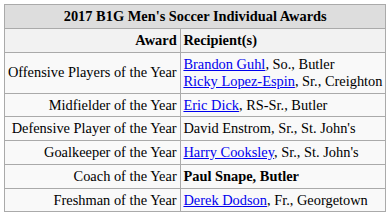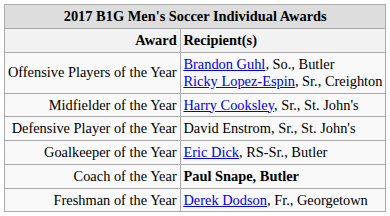(255, 105) Eric Dick, RS-Sr., Butler -> (271, 105) Harry Cooksley, Sr., St. John's
(271, 152) Harry Cooksley, Sr., St. John's -> (255, 152) Eric Dick, RS-Sr., Butler
